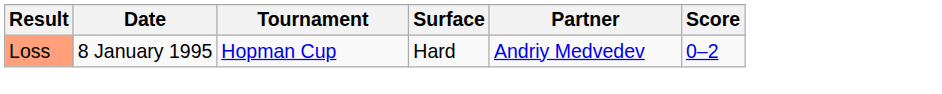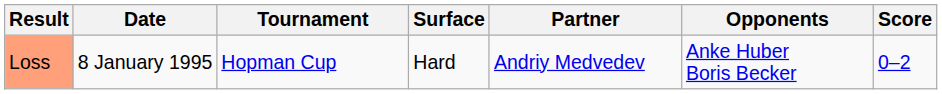+ column: (777, 19)
